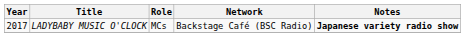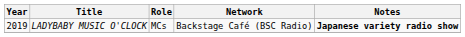(17, 26) 2017 -> (17, 26) 2019
